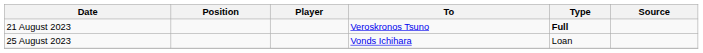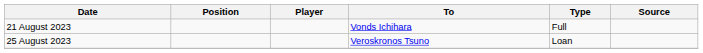(390, 27) Veroskronos Tsuno -> (381, 27) Vonds Ichihara
(560, 27) bold -> (559, 27) normal
(381, 41) Vonds Ichihara -> (390, 41) Veroskronos Tsuno
